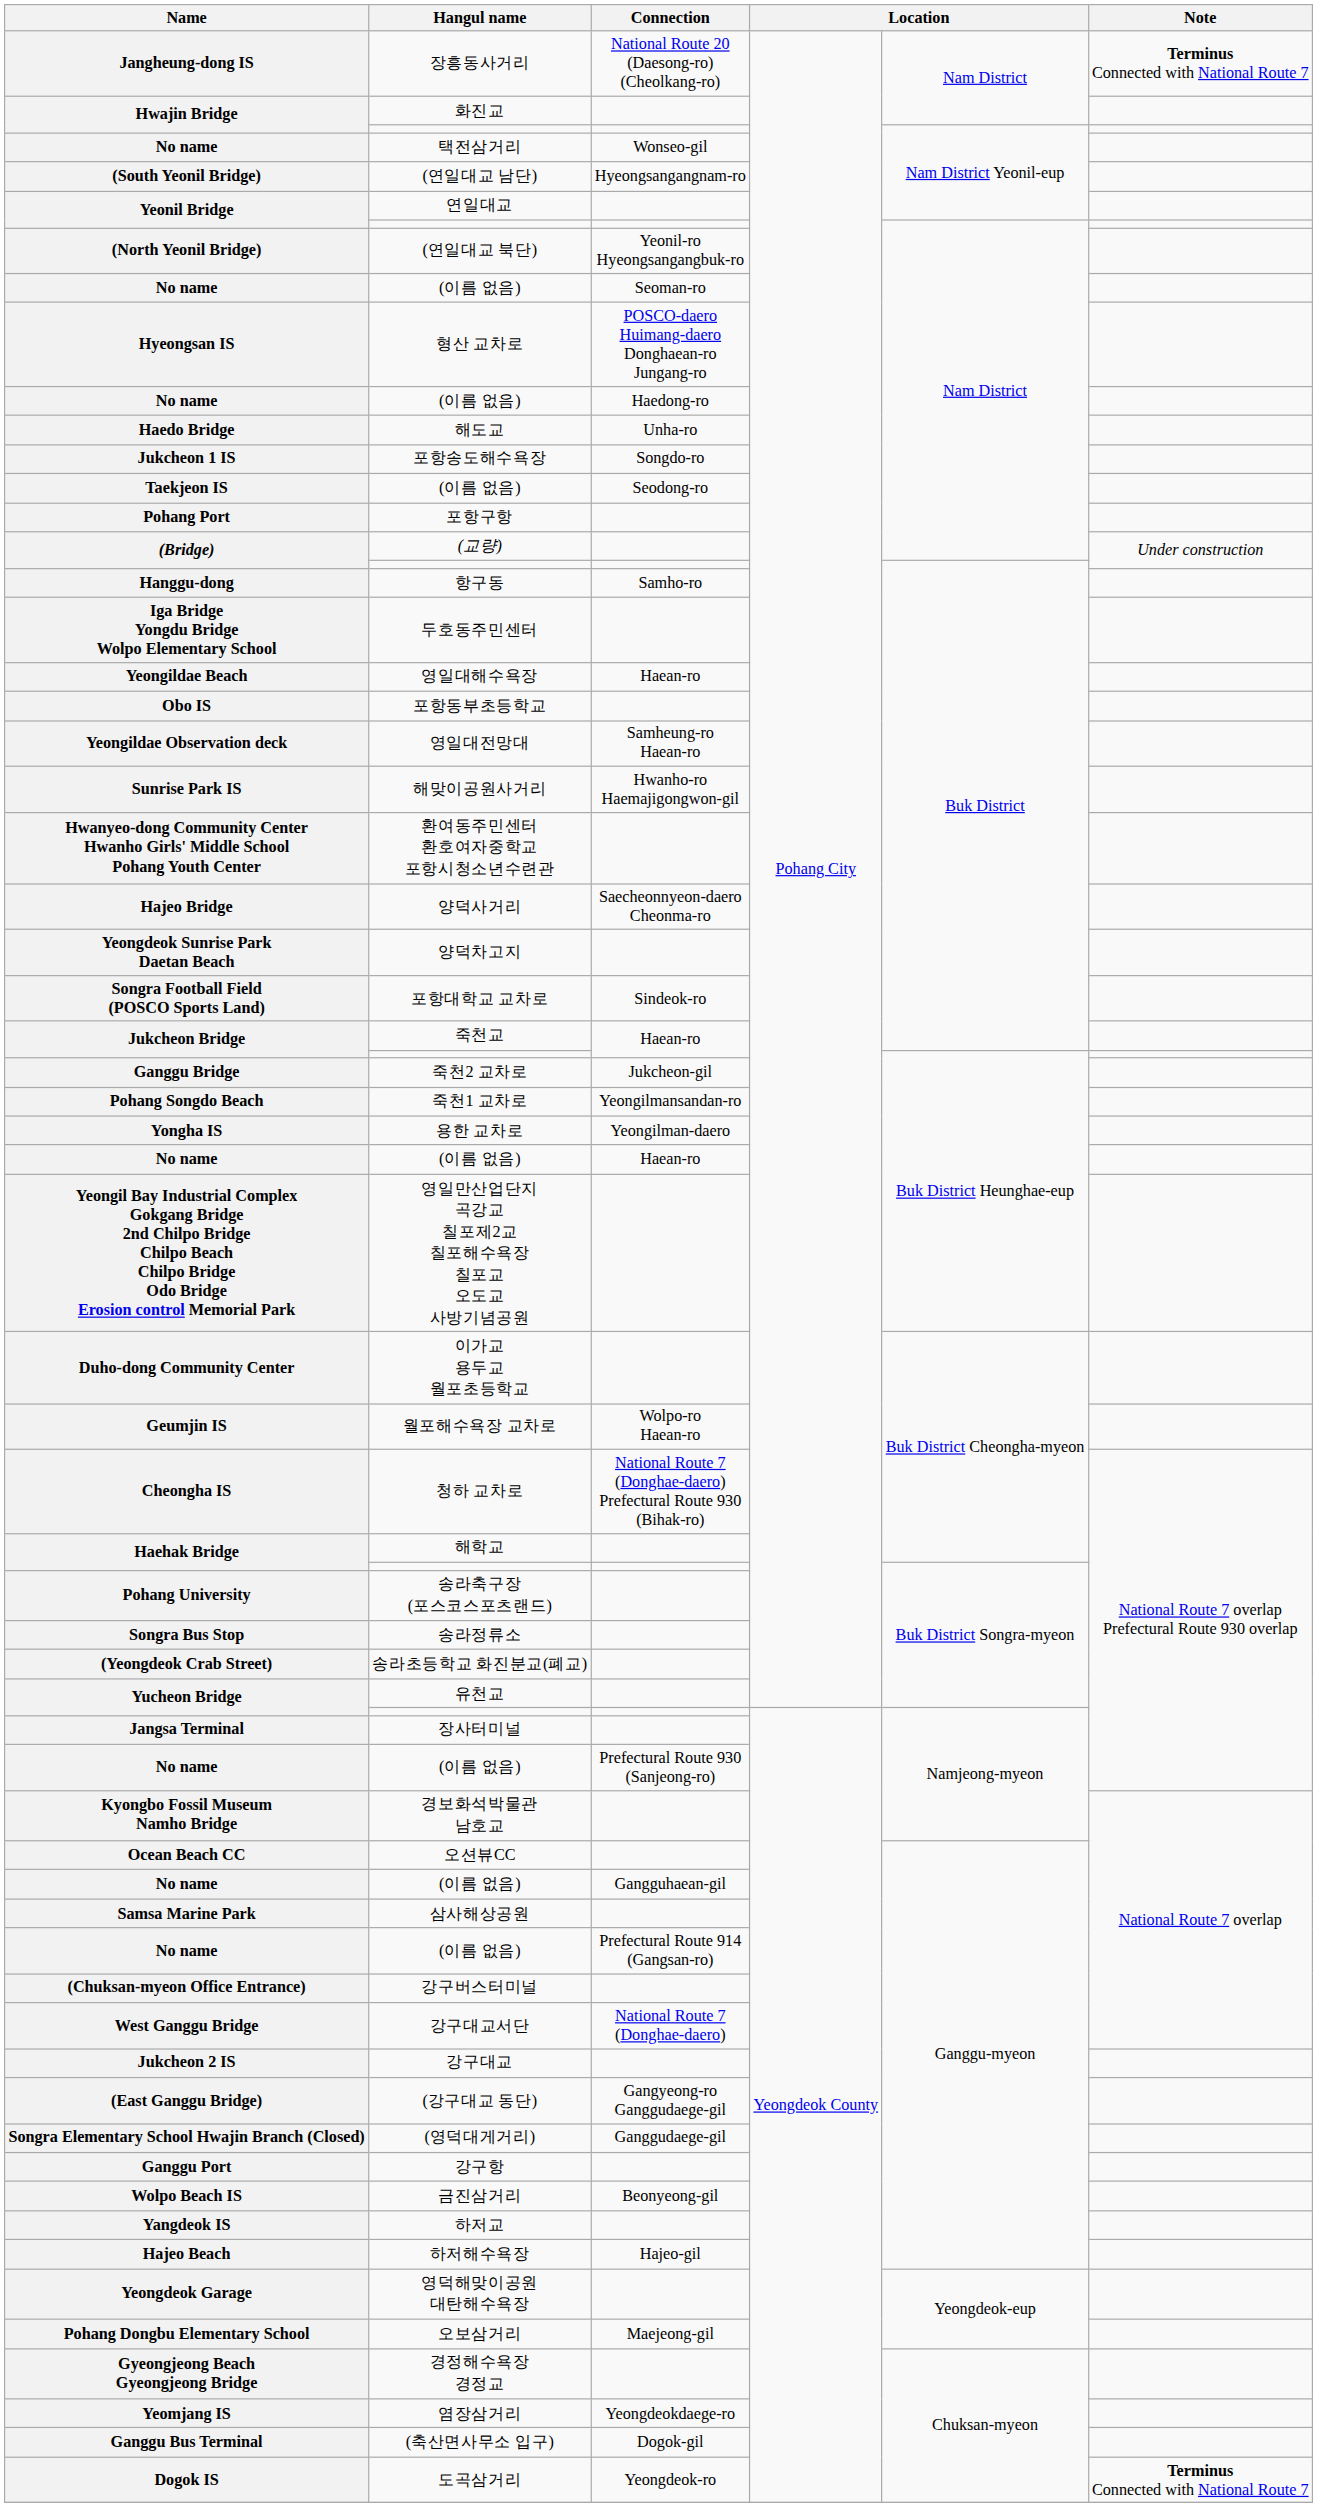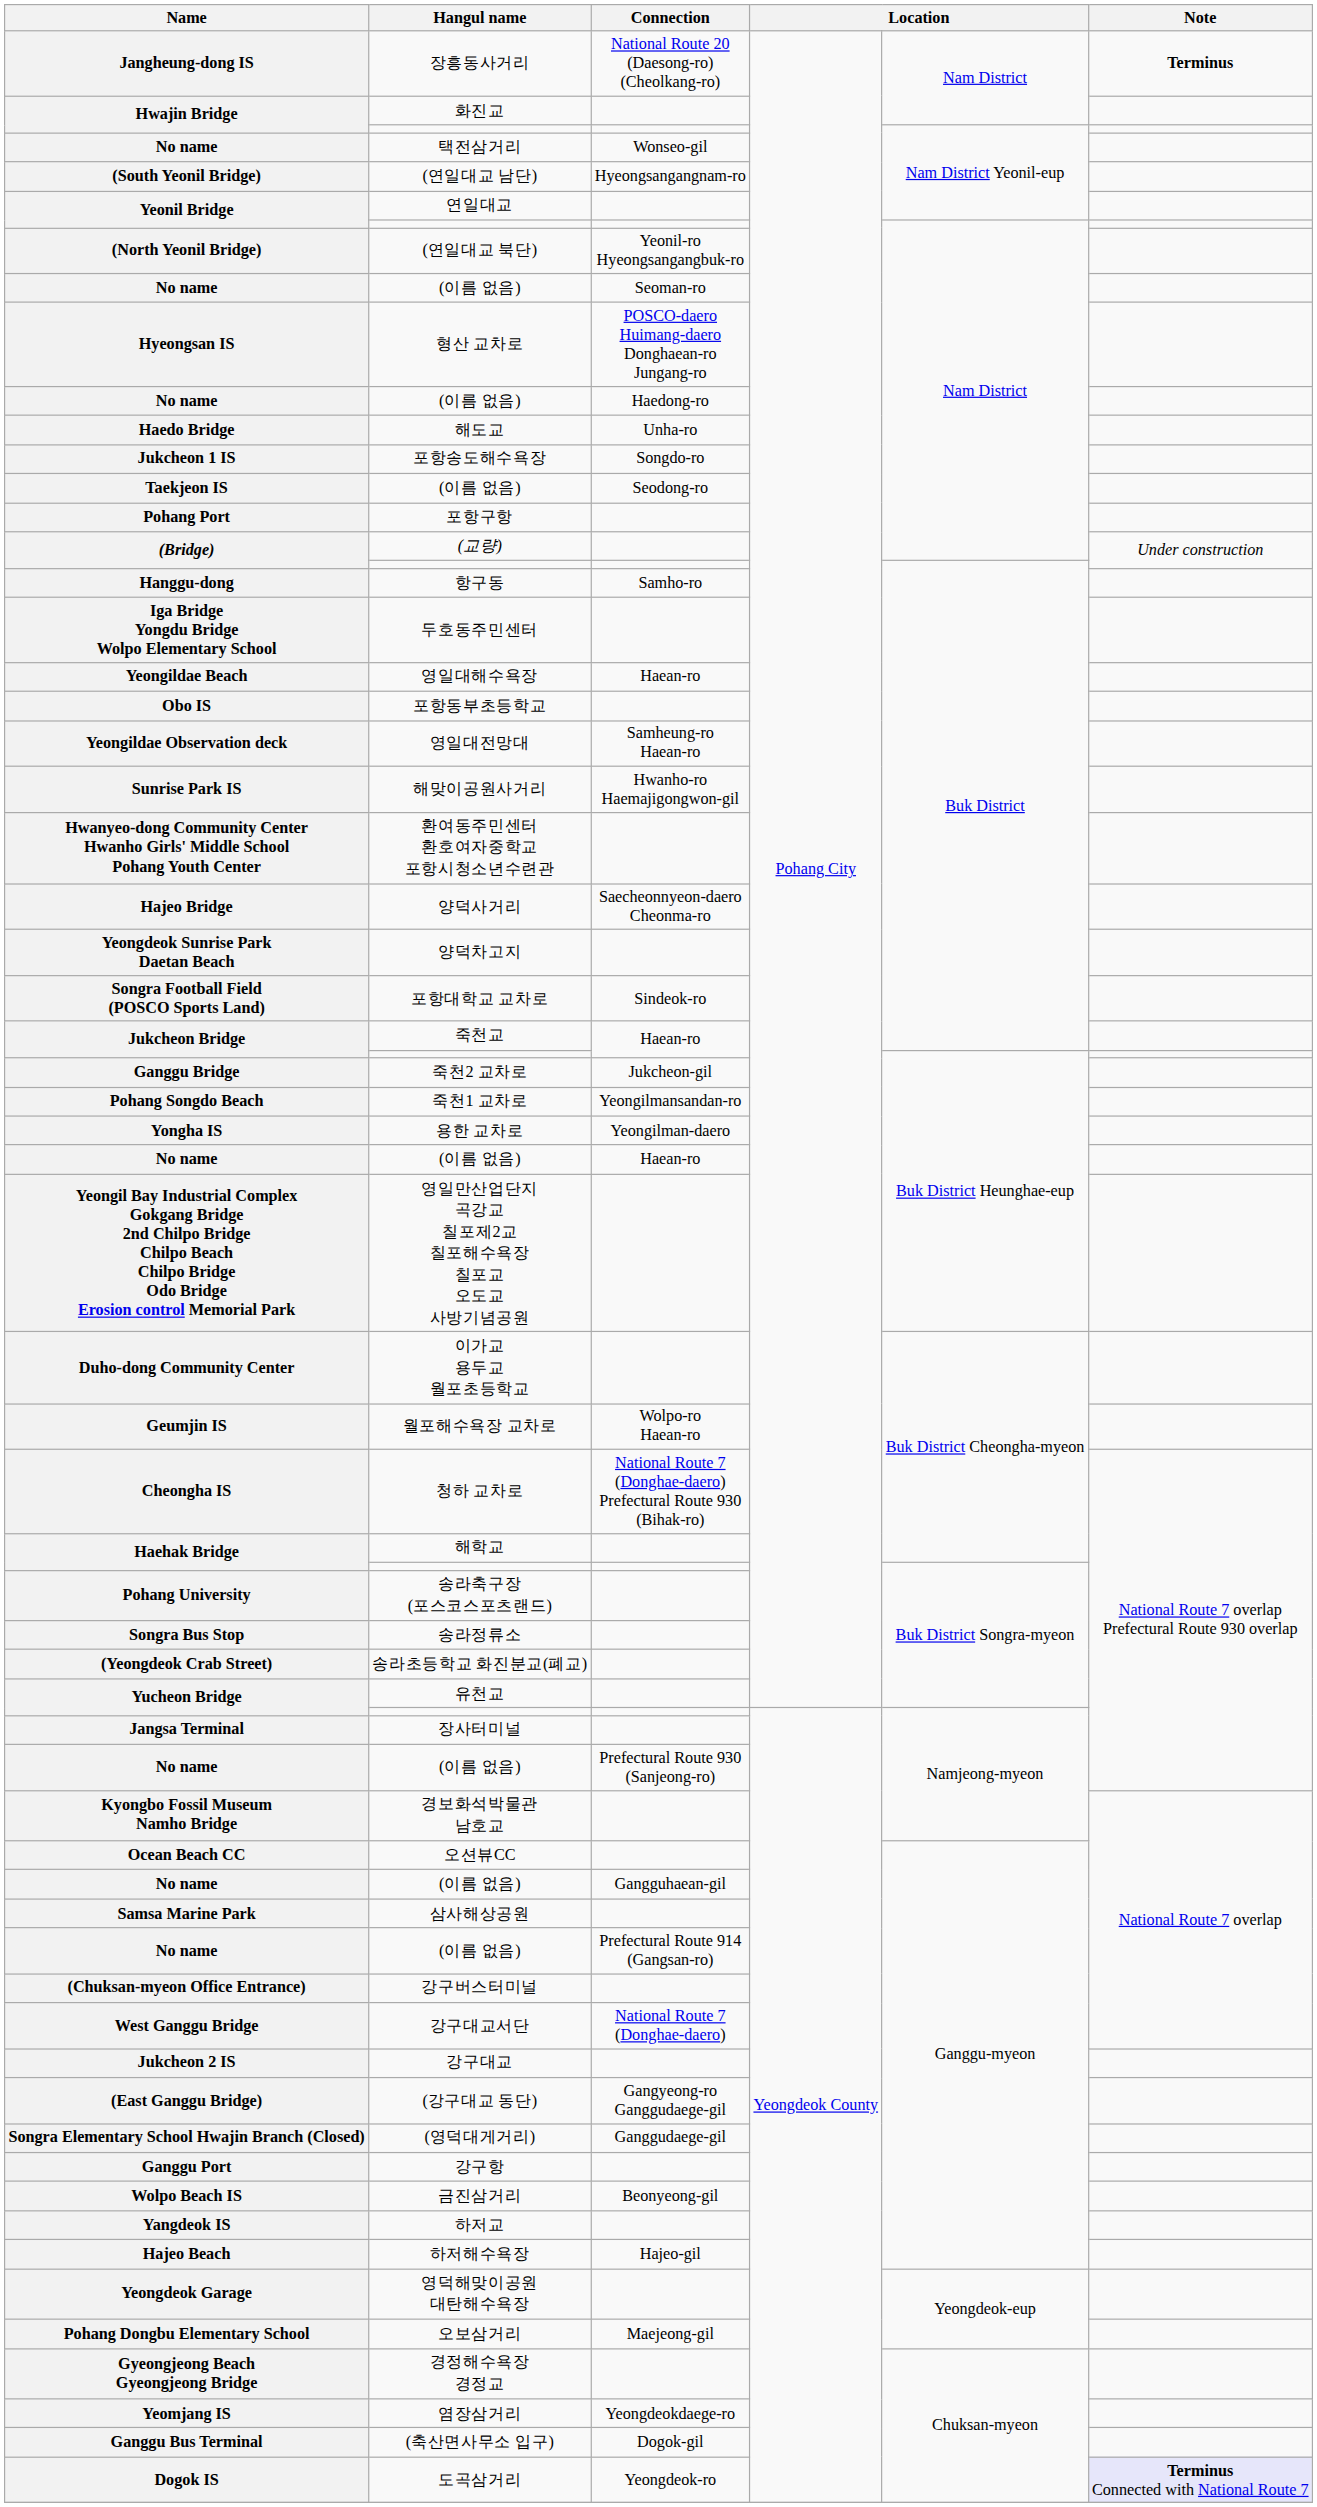(1200, 63) Terminus Connected with National Route 7 -> (1200, 63) Terminus
(1200, 2479) no background -> (1200, 2479) lavender background
